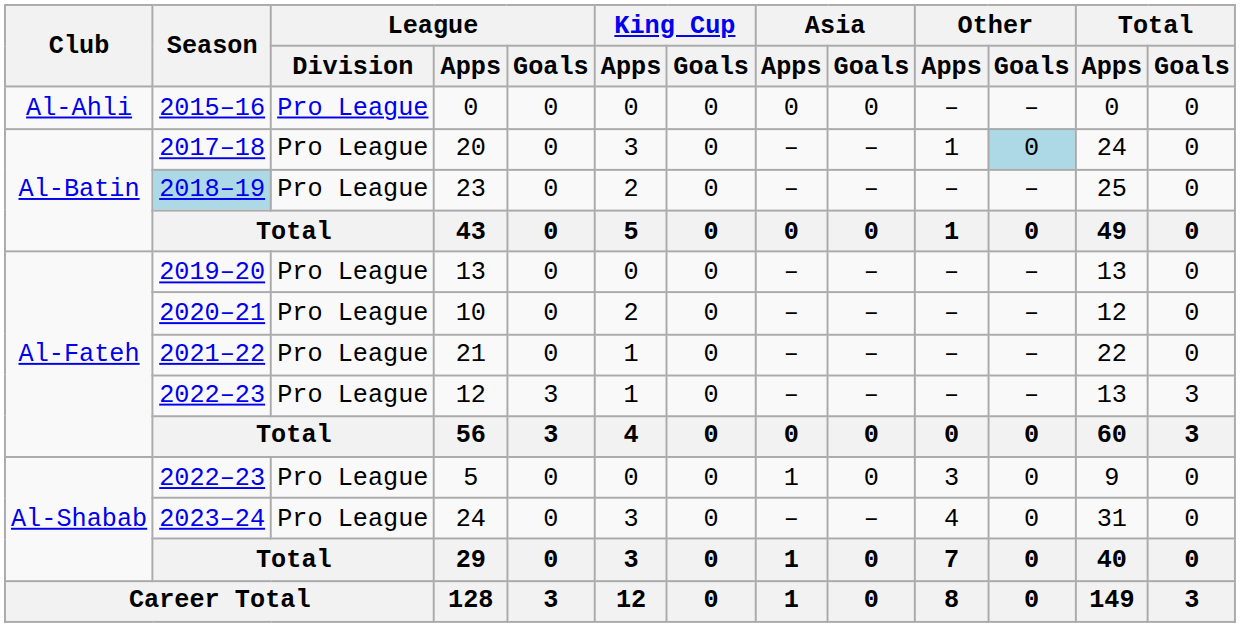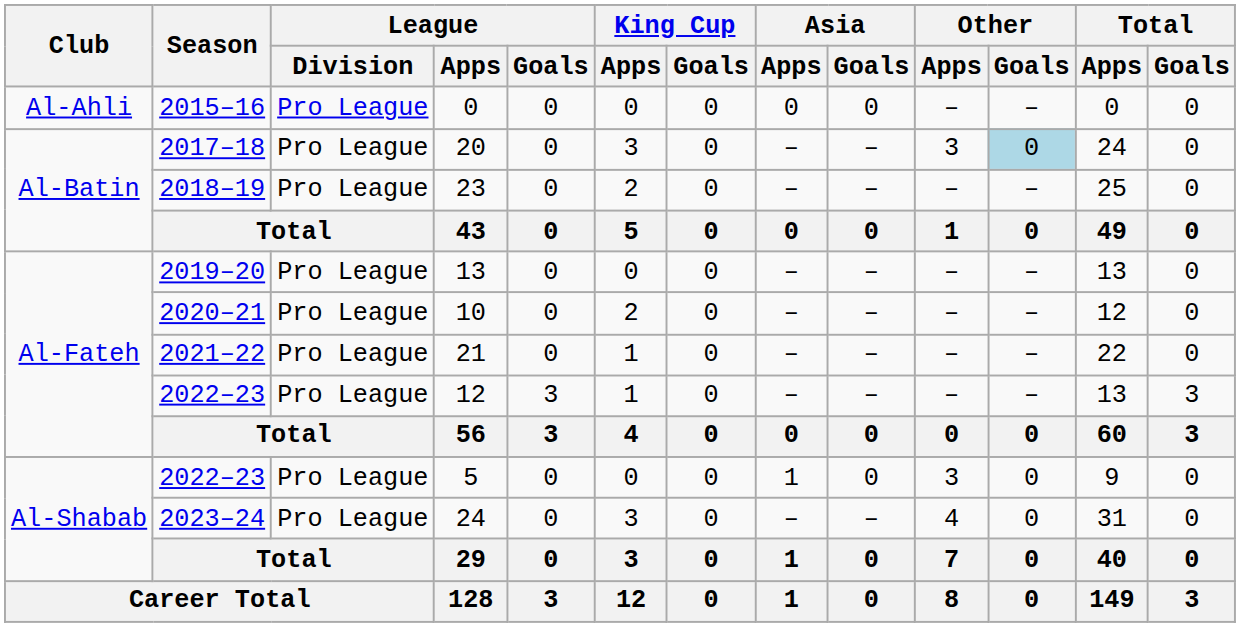(952, 149) 1 -> (952, 149) 3
(212, 190) lightblue background -> (212, 190) no background
